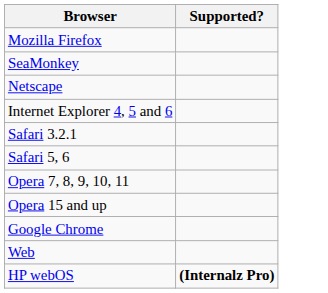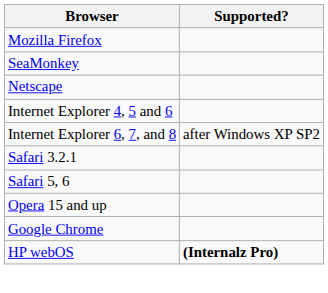+ row: (92, 134)
- row: (69, 181)
- row: (21, 252)
